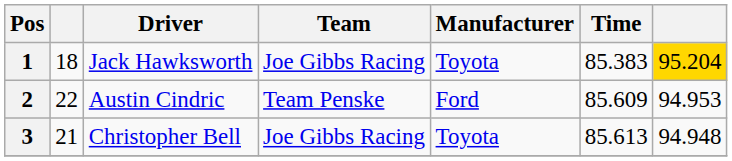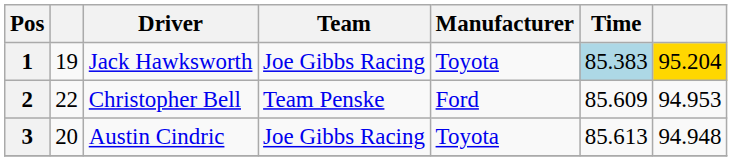(67, 61) 18 -> (67, 61) 19
(616, 61) no background -> (616, 61) lightblue background
(157, 99) Austin Cindric -> (165, 99) Christopher Bell
(67, 137) 21 -> (67, 137) 20
(165, 137) Christopher Bell -> (157, 137) Austin Cindric
